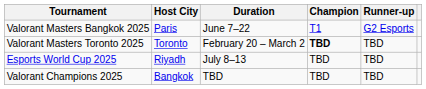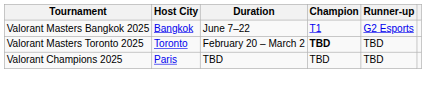(165, 28) Paris -> (174, 28) Bangkok
- row: (61, 60)
(174, 76) Bangkok -> (165, 60) Paris
